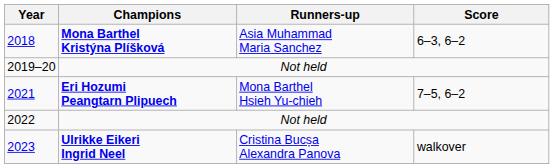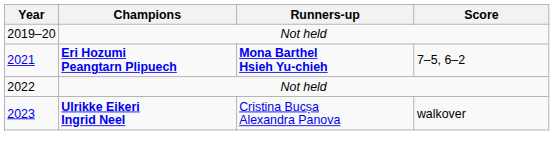- row: (21, 41)
(281, 94) normal -> (283, 61) bold
